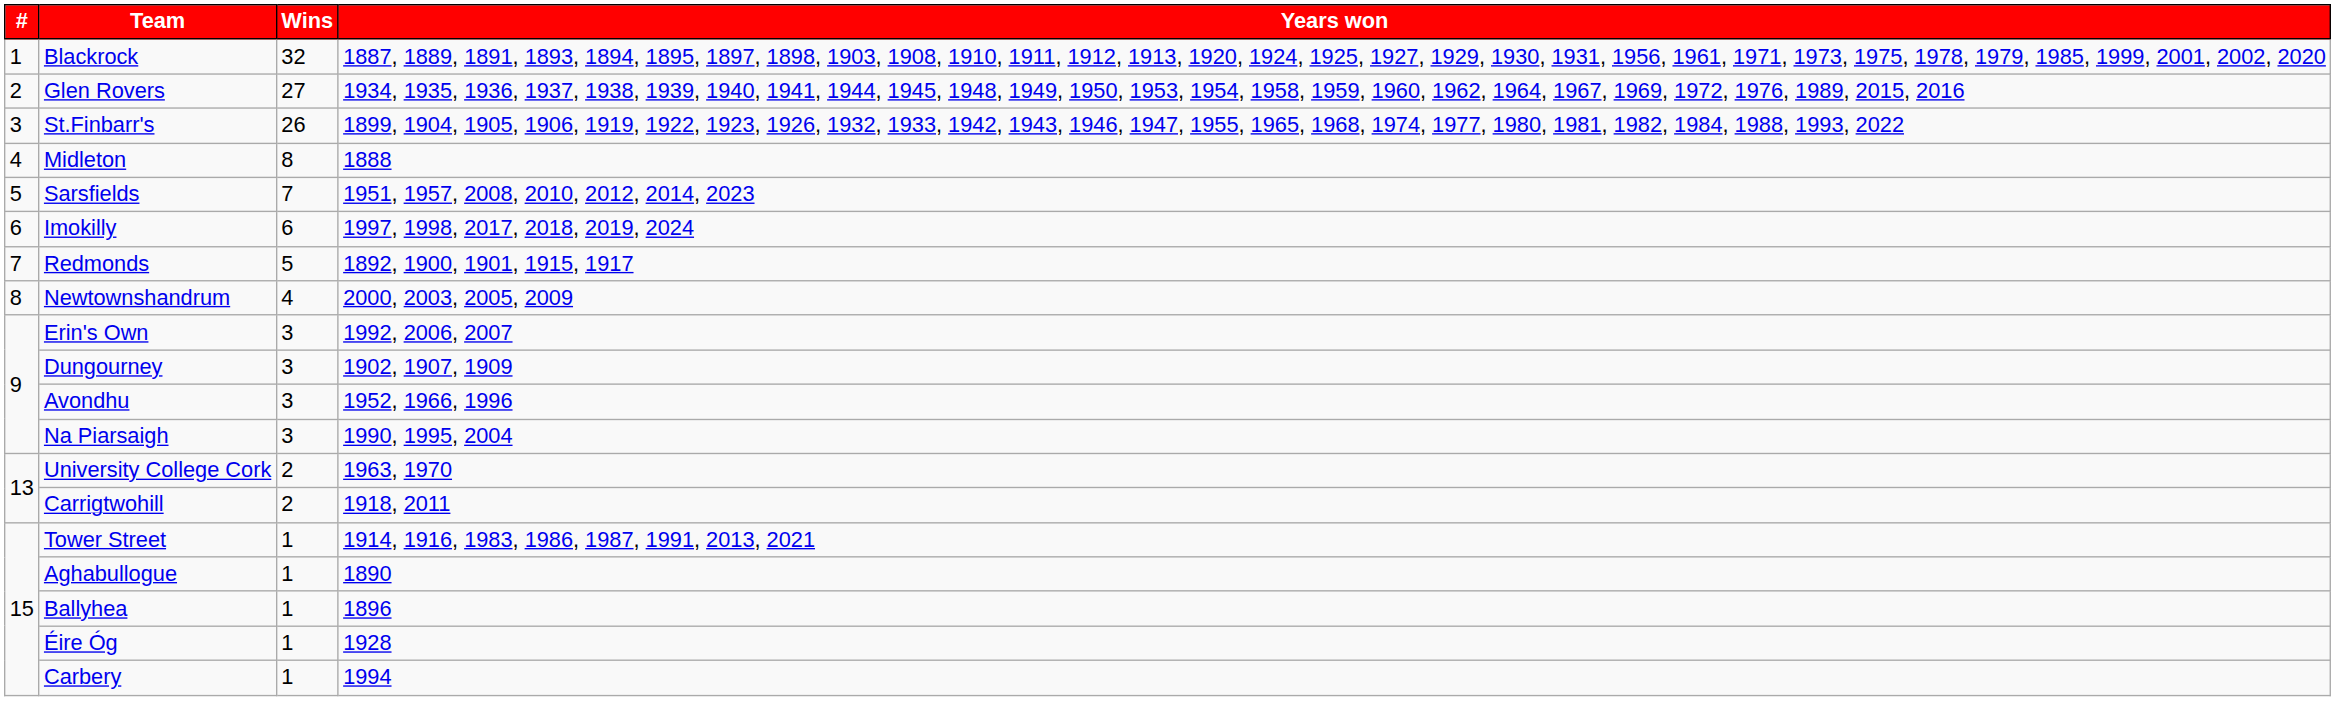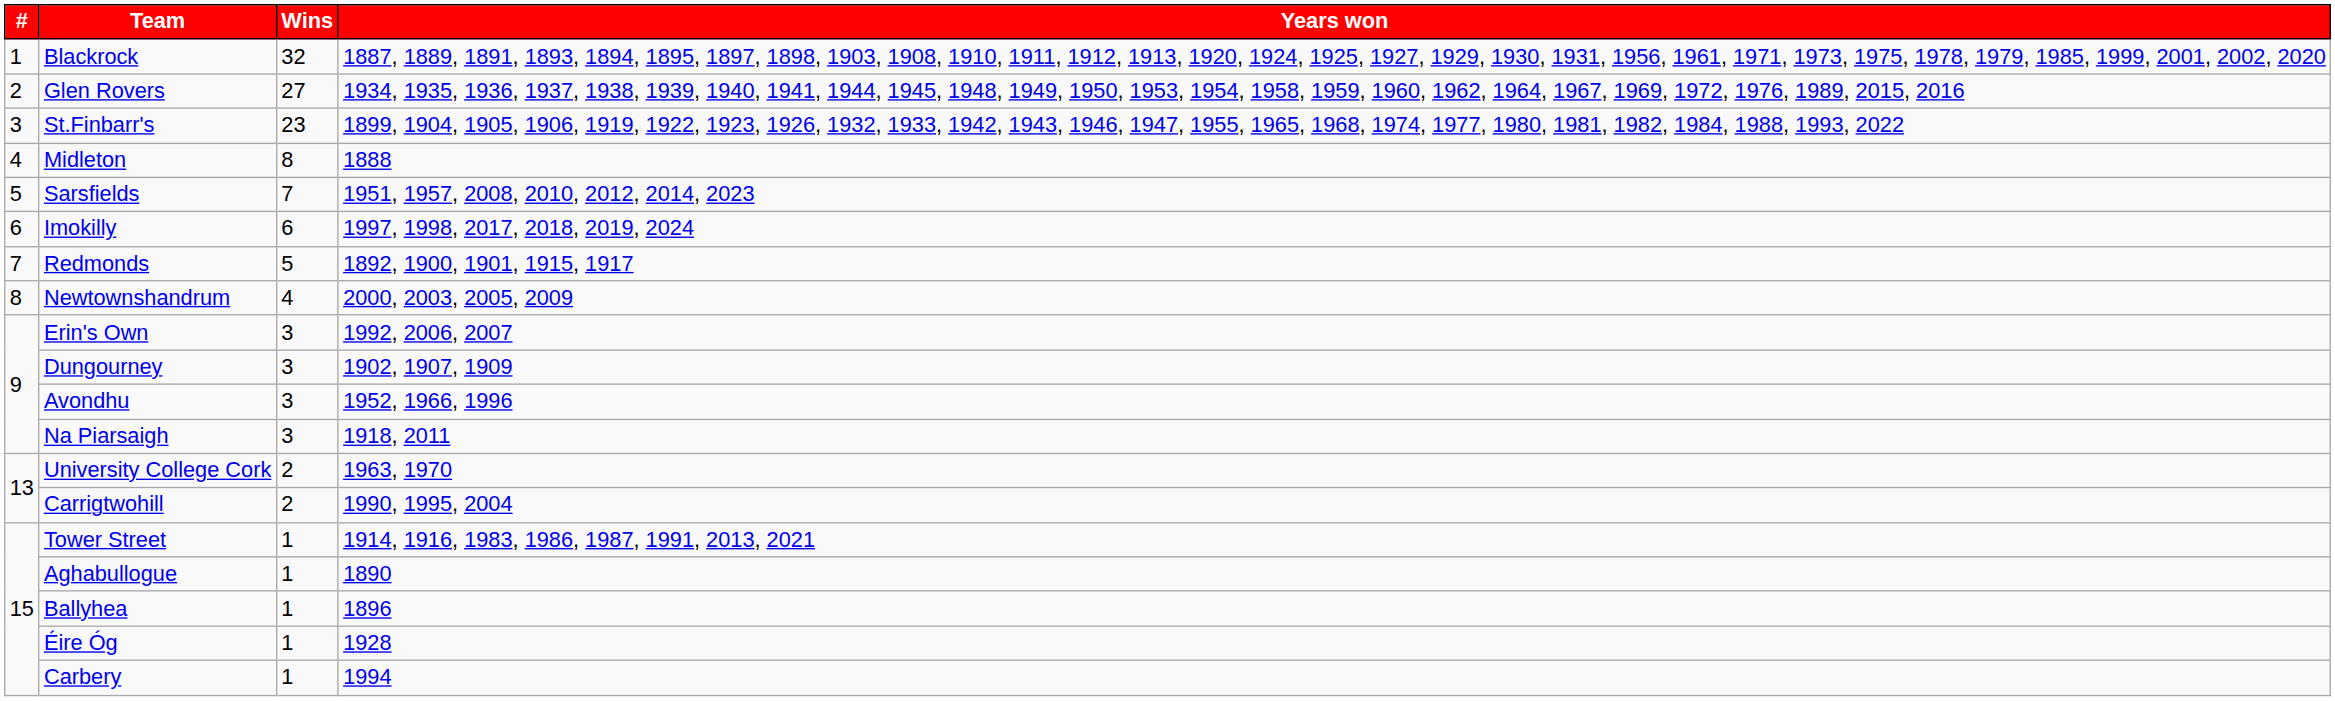(293, 125) 26 -> (293, 125) 23
(428, 435) 1990, 1995, 2004 -> (397, 435) 1918, 2011
(397, 504) 1918, 2011 -> (428, 504) 1990, 1995, 2004
